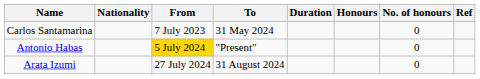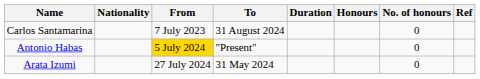(245, 30) 31 May 2024 -> (250, 30) 31 August 2024
(250, 64) 31 August 2024 -> (245, 64) 31 May 2024
